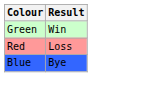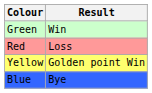+ row: (25, 63)
